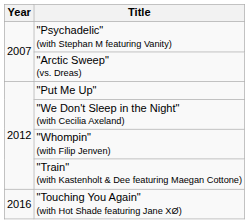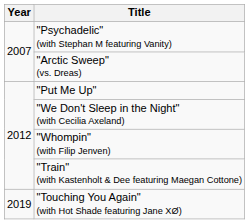(19, 204) 2016 -> (19, 204) 2019
